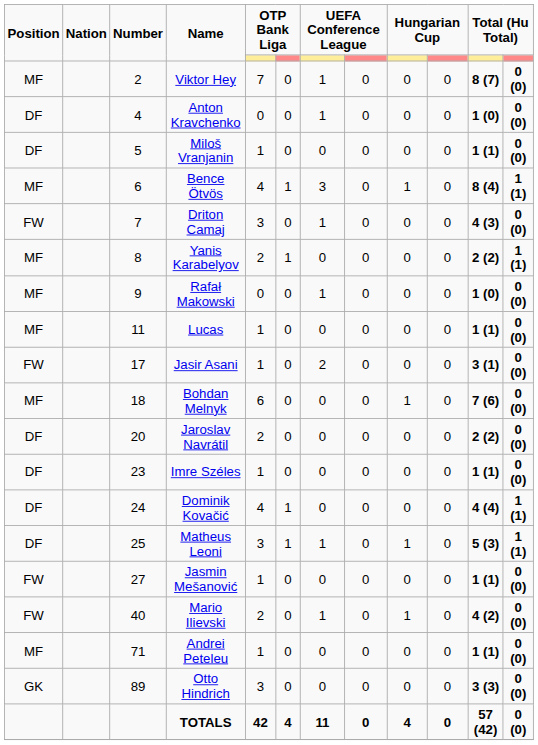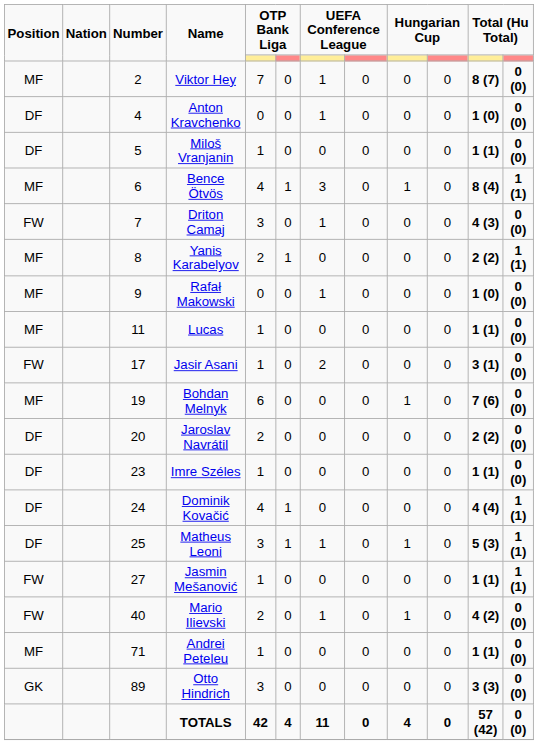(138, 401) 18 -> (138, 401) 19
(518, 579) 0 (0) -> (518, 579) 1 (1)
